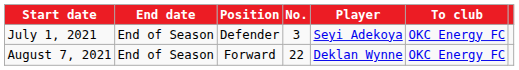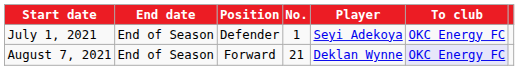(296, 35) 3 -> (296, 35) 1
(296, 55) 22 -> (296, 55) 21
(457, 55) no background -> (457, 55) lavender background
